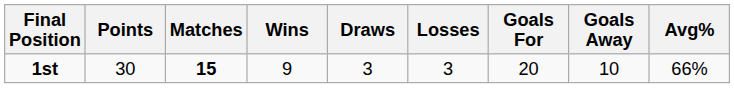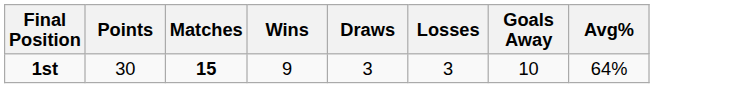- column: (529, 29)
(690, 69) 66% -> (609, 69) 64%
